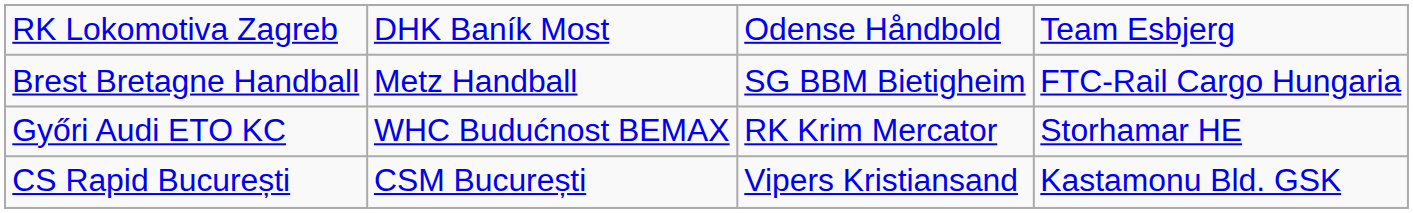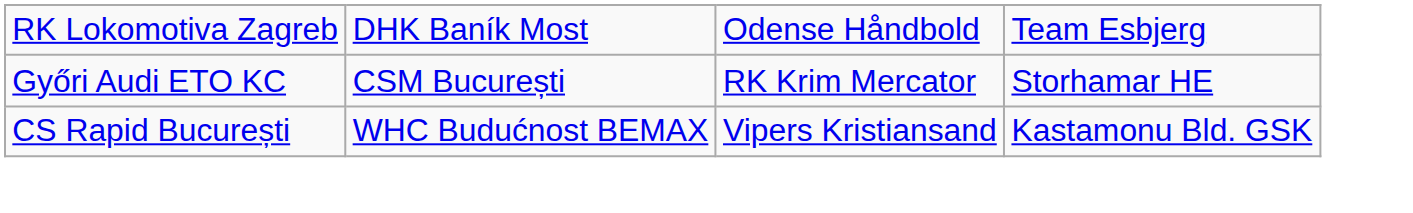- row: (186, 80)
(552, 130) WHC Budućnost BEMAX -> (459, 80) CSM București
(480, 181) CSM București -> (530, 130) WHC Budućnost BEMAX
